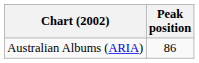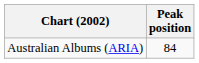(170, 48) 86 -> (170, 48) 84
